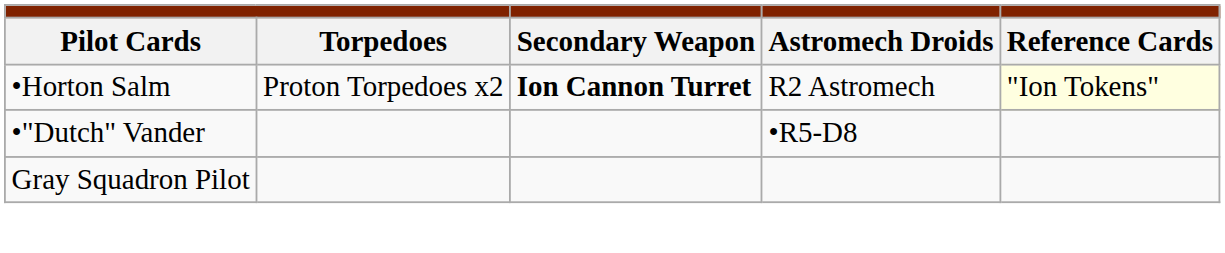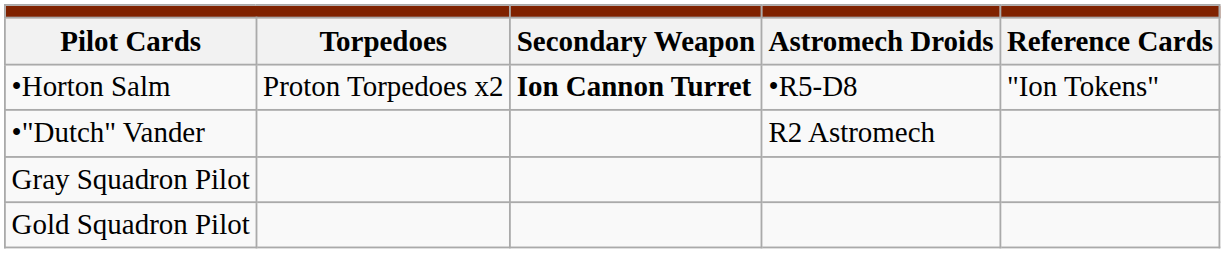(852, 86) R2 Astromech -> (813, 86) •R5-D8
(1083, 86) lightyellow background -> (1083, 86) no background
(813, 132) •R5-D8 -> (852, 132) R2 Astromech
+ row: (131, 224)
